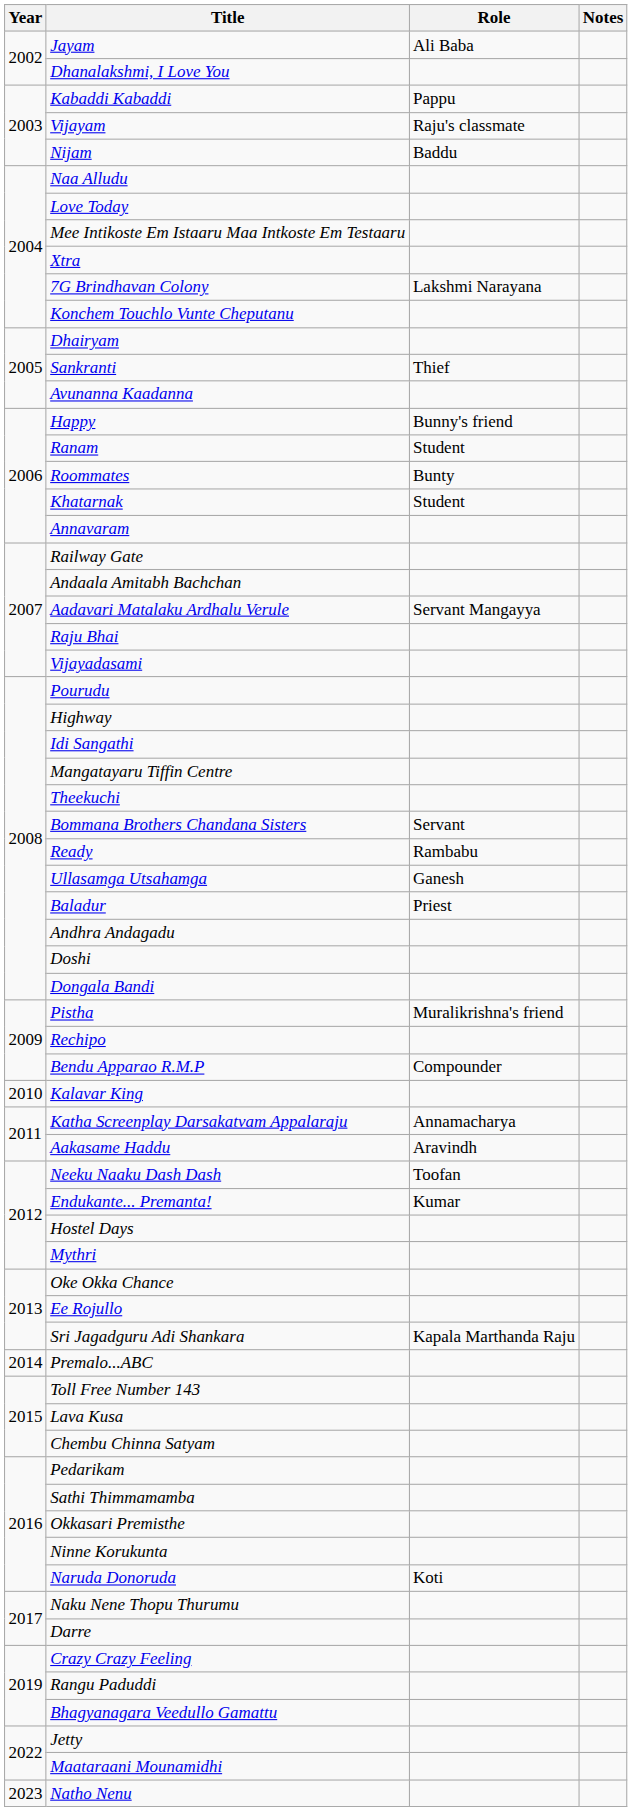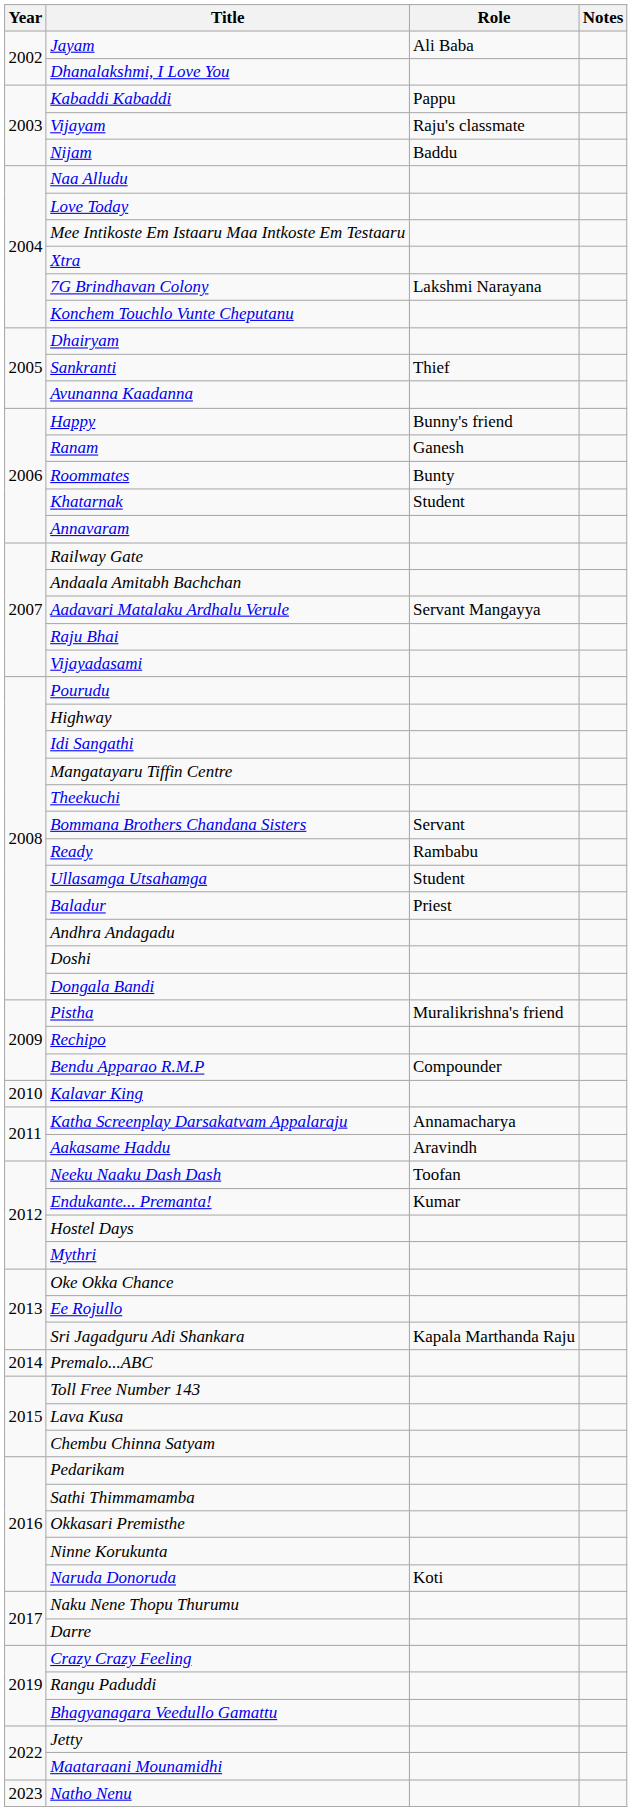(439, 448) Student -> (438, 448) Ganesh
(438, 878) Ganesh -> (439, 878) Student
